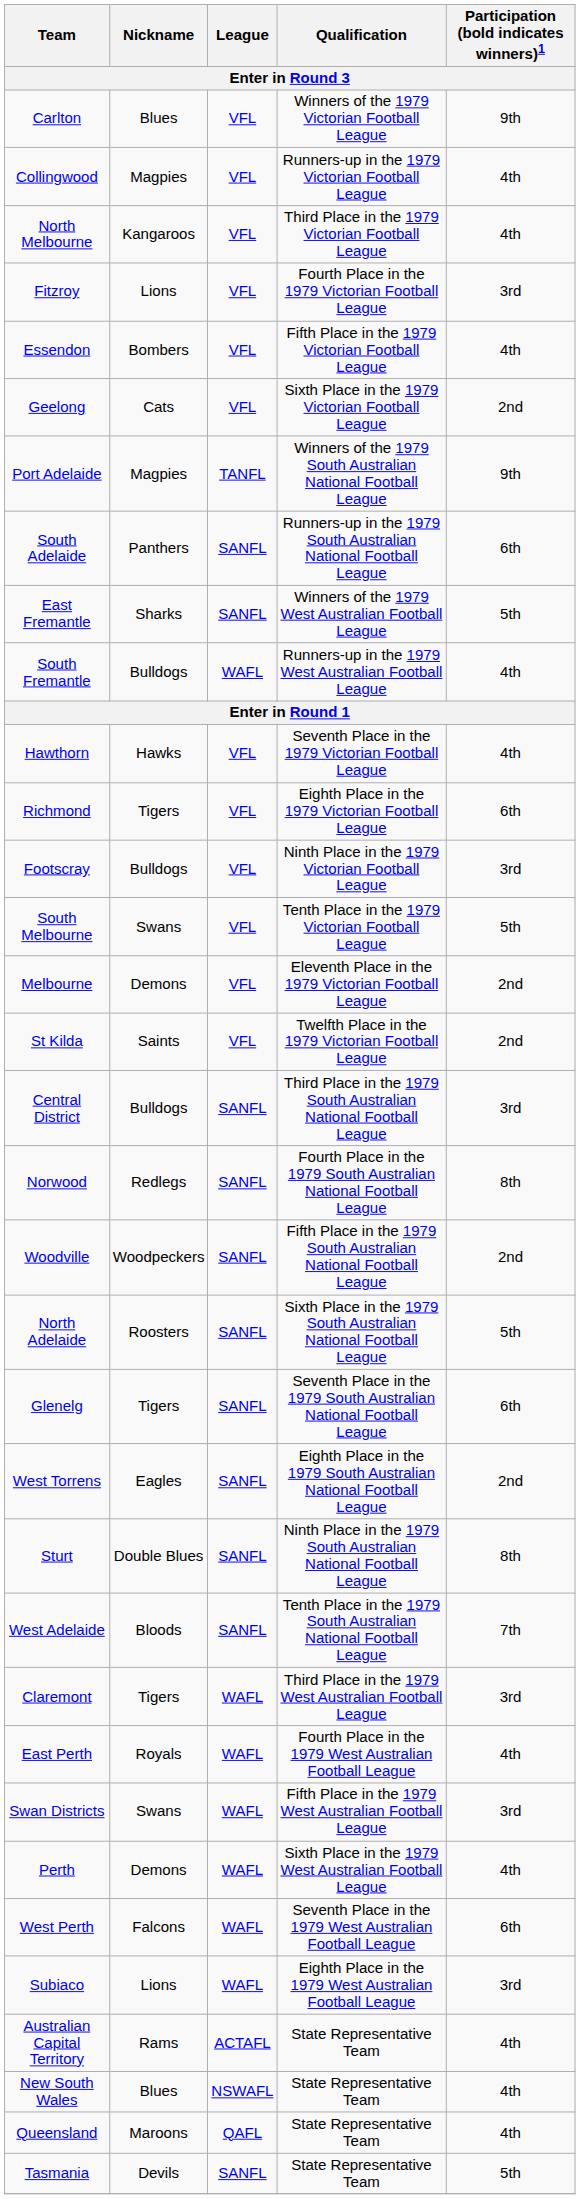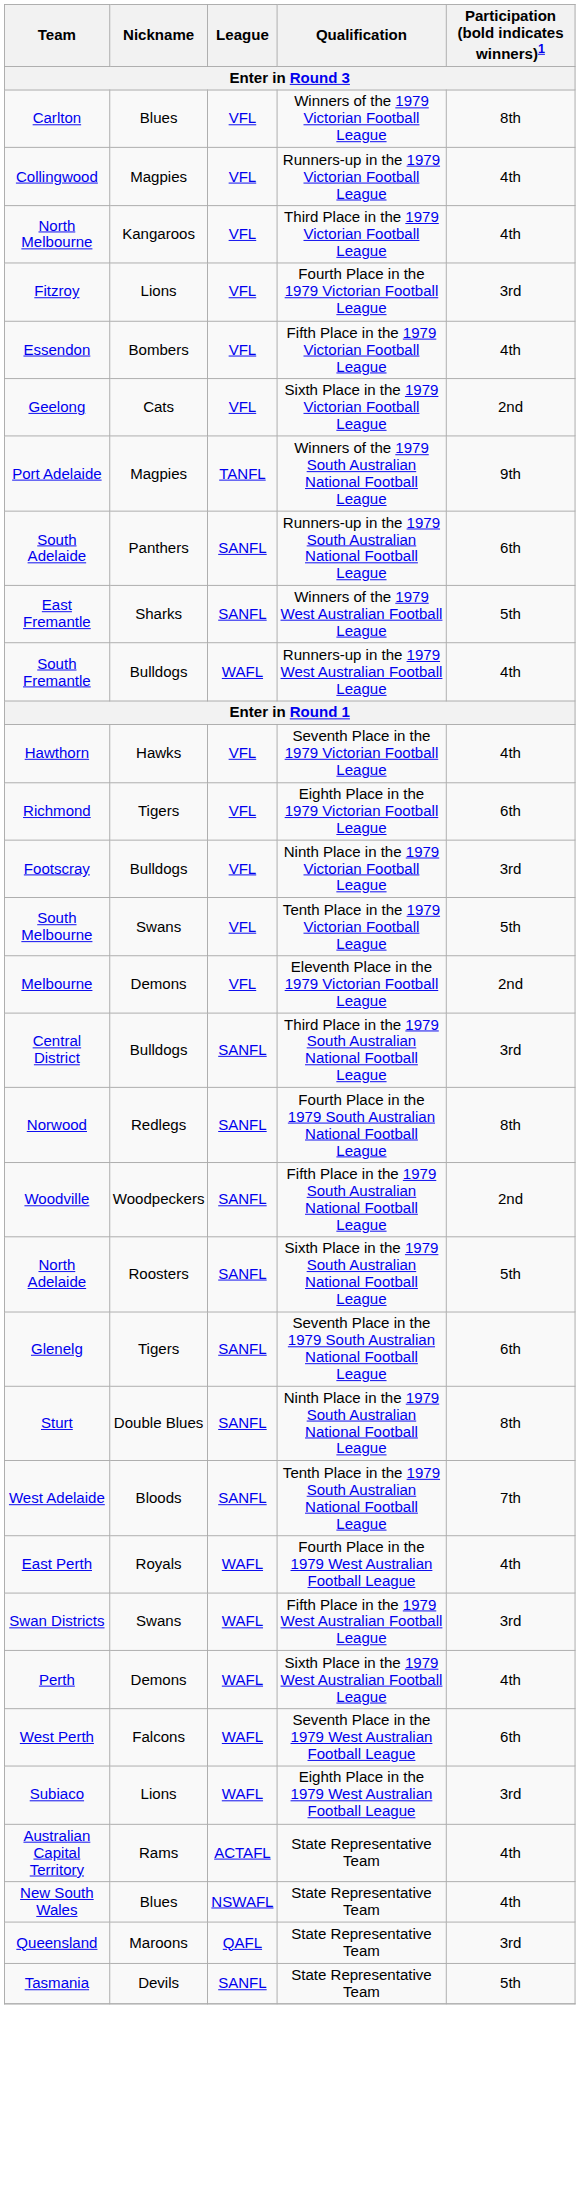(510, 118) 9th -> (510, 118) 8th
- row: (57, 1042)
- row: (57, 1481)
- row: (57, 1696)
(510, 2132) 4th -> (510, 1942) 3rd
